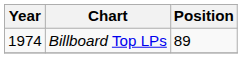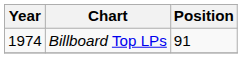(182, 40) 89 -> (182, 40) 91
